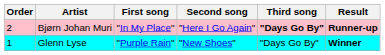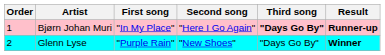(9, 27) 2 -> (9, 27) 1
(9, 43) 1 -> (9, 43) 2
